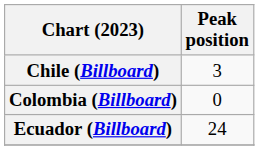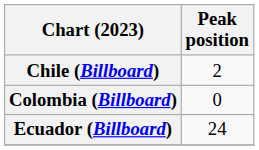(217, 70) 3 -> (217, 70) 2
